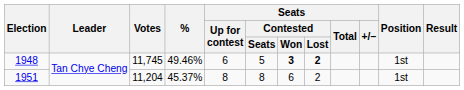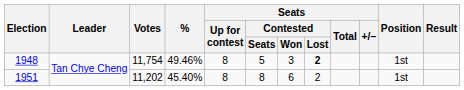(148, 61) 11,745 -> (148, 61) 11,754
(225, 61) 6 -> (225, 61) 8
(291, 61) bold -> (291, 61) normal
(148, 77) 11,204 -> (148, 77) 11,202
(185, 77) 45.37% -> (185, 77) 45.40%
